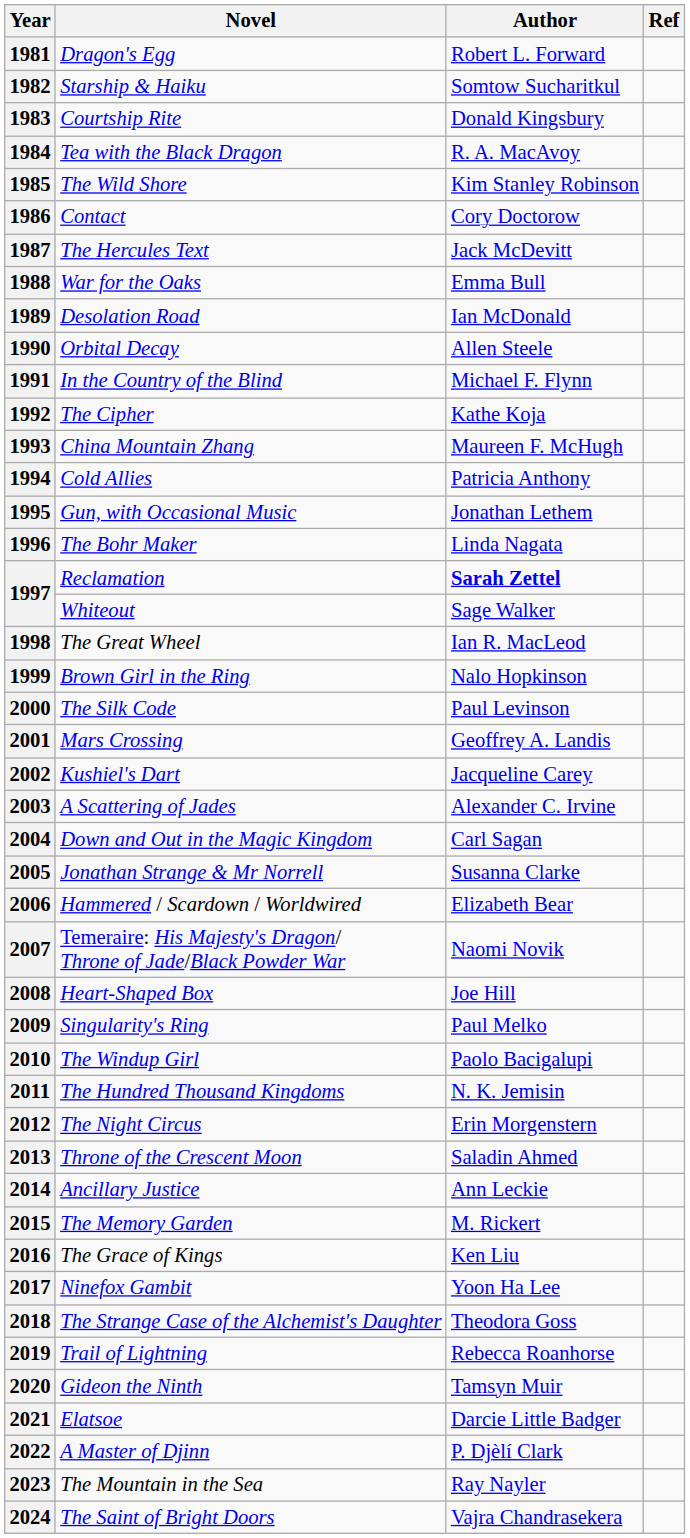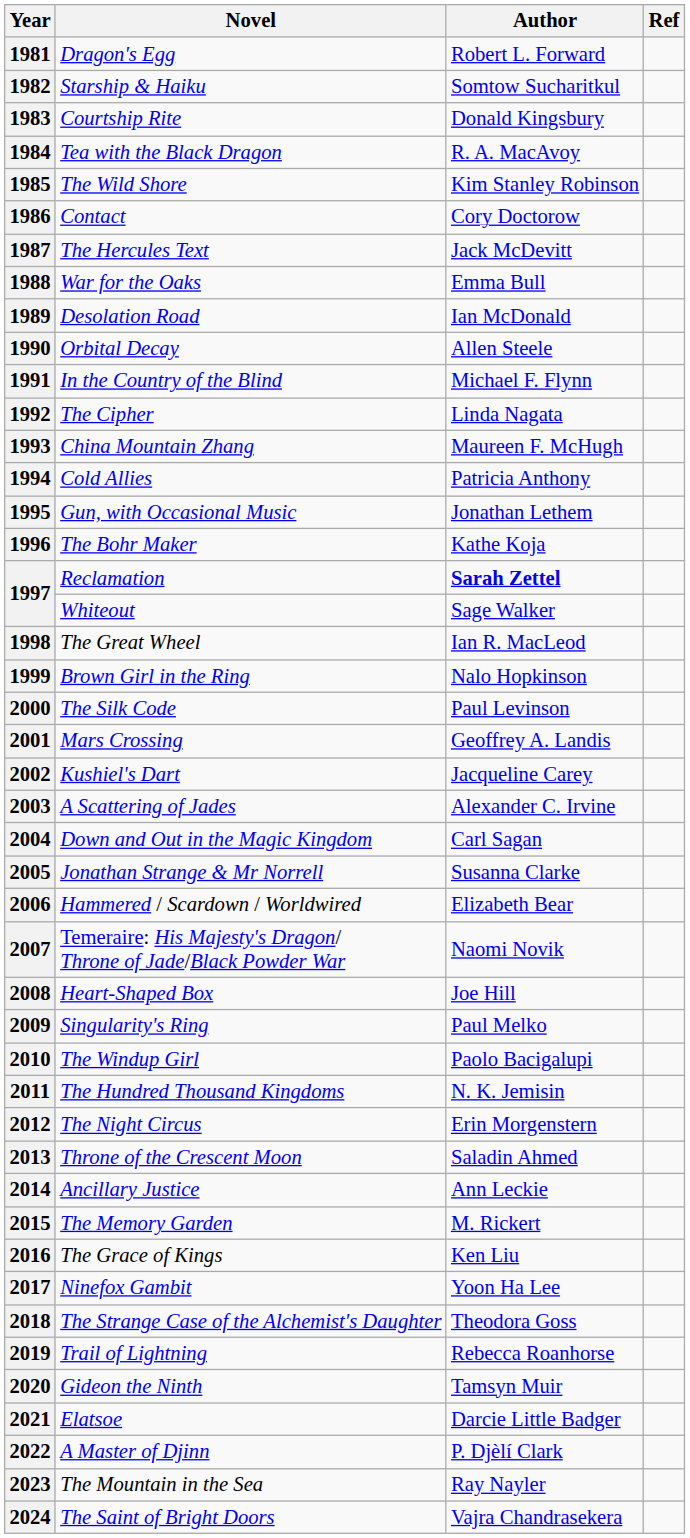(498, 413) Kathe Koja -> (507, 413) Linda Nagata
(507, 544) Linda Nagata -> (498, 544) Kathe Koja
